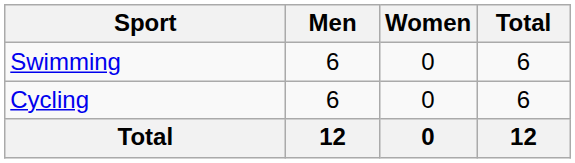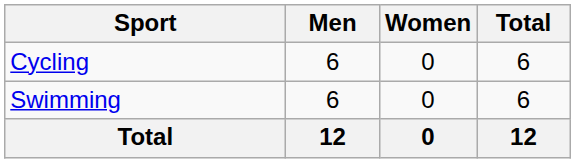rows swapped: (50, 99) <-> (66, 61)
